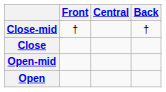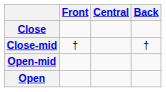rows swapped: (32, 45) <-> (32, 29)
